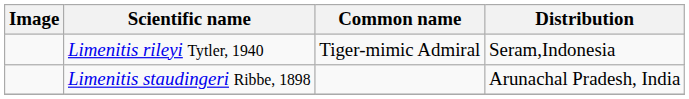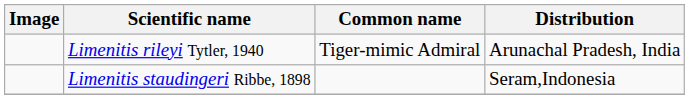(552, 49) Seram,Indonesia -> (585, 49) Arunachal Pradesh, India
(585, 79) Arunachal Pradesh, India -> (552, 79) Seram,Indonesia
